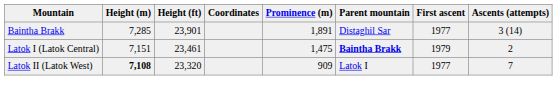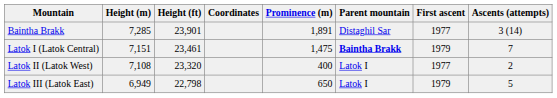(510, 48) 2 -> (510, 48) 7
(140, 66) bold -> (140, 66) normal
(325, 66) 909 -> (325, 66) 400
(510, 66) 7 -> (510, 66) 2
+ row: (51, 84)
